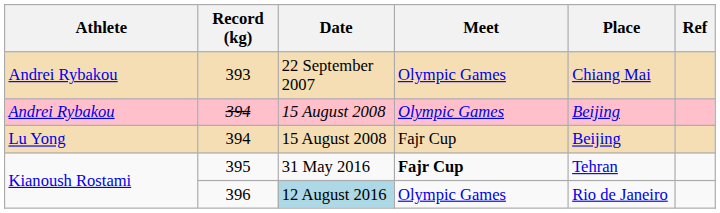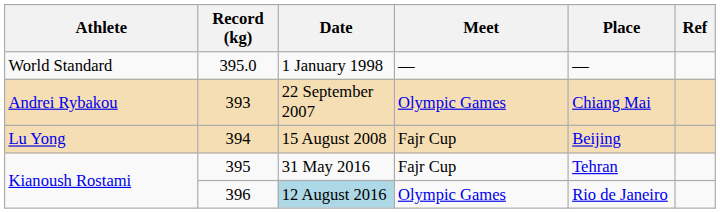+ row: (60, 65)
- row: (62, 112)
(431, 166) bold -> (427, 166) normal
